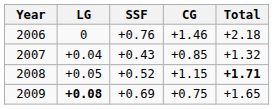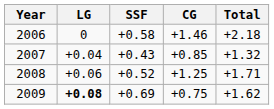(137, 34) +0.76 -> (137, 34) +0.58
(84, 74) +0.05 -> (84, 74) +0.06
(189, 74) +1.15 -> (189, 74) +1.25
(242, 74) bold -> (242, 74) normal
(242, 94) +1.65 -> (242, 94) +1.62
